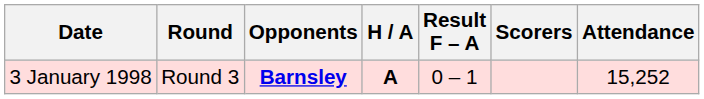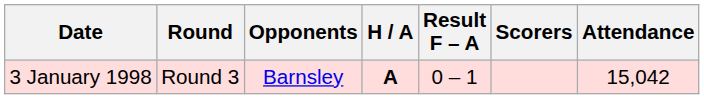(303, 76) bold -> (303, 76) normal
(638, 76) 15,252 -> (638, 76) 15,042
